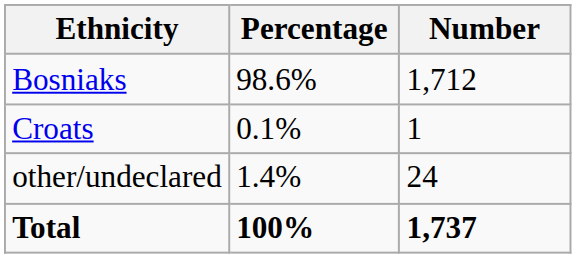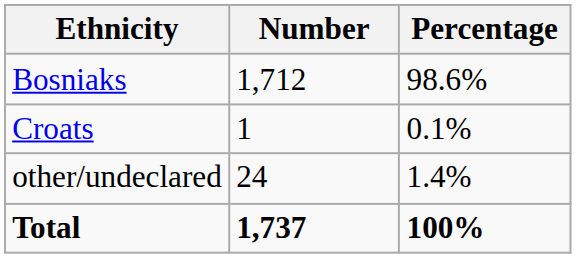columns swapped: (485, 29) <-> (314, 29)
